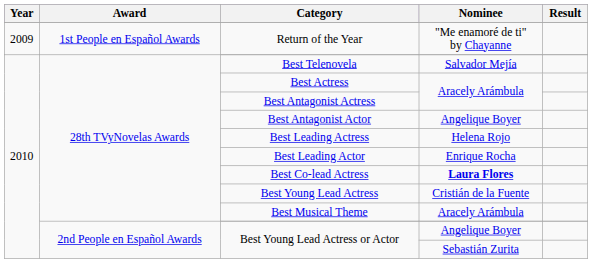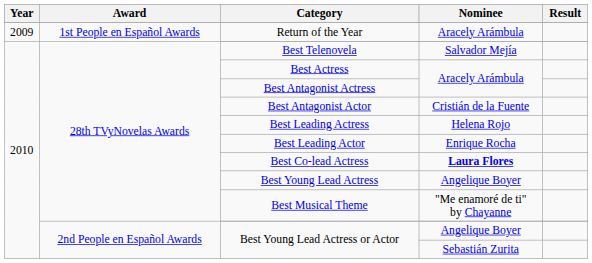(481, 38) "Me enamoré de ti" by Chayanne -> (481, 32) Aracely Arámbula
(481, 119) Angelique Boyer -> (481, 106) Cristián de la Fuente
(481, 193) Cristián de la Fuente -> (481, 180) Angelique Boyer
(481, 212) Aracely Arámbula -> (481, 205) "Me enamoré de ti" by Chayanne
